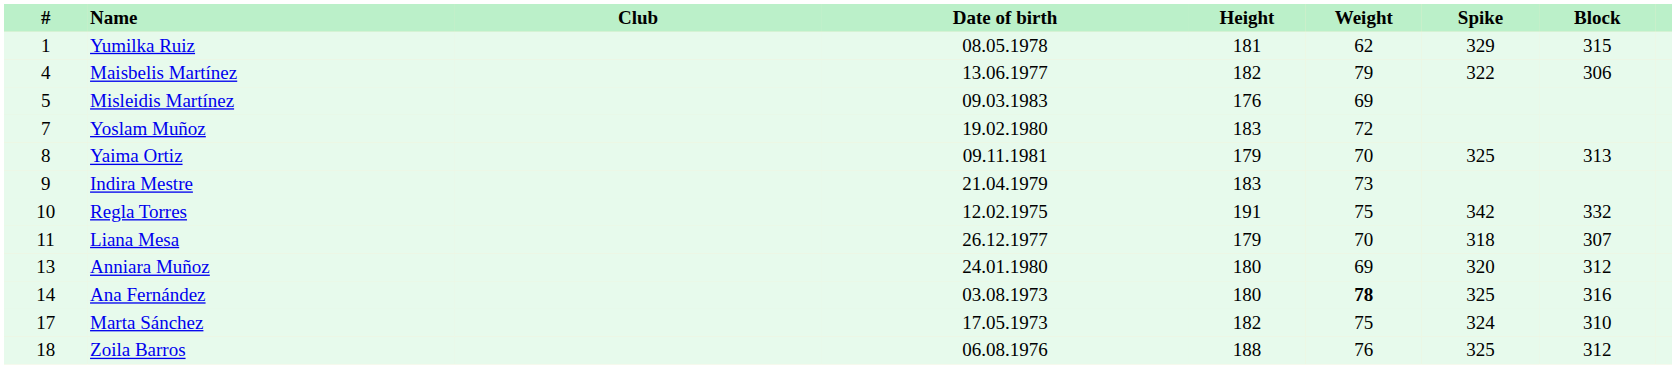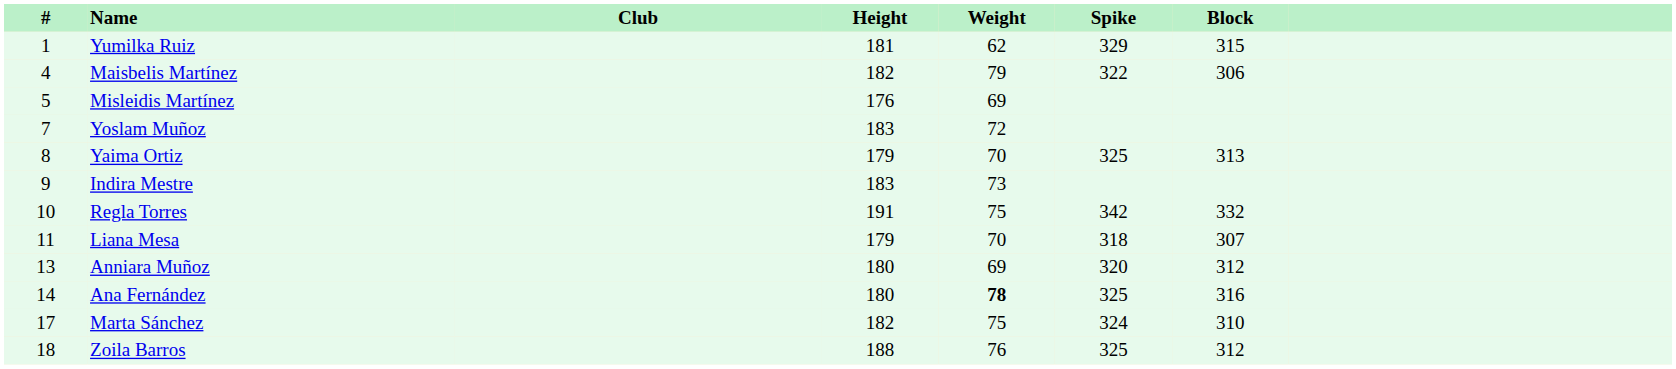- column: (1005, 17)
